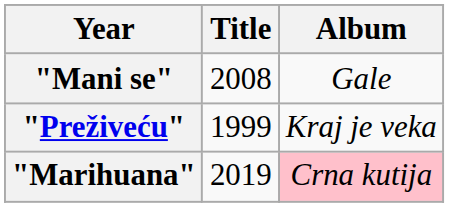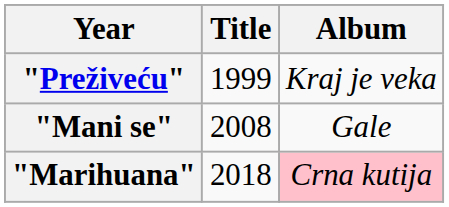rows swapped: (104, 126) <-> (104, 77)
(241, 175) 2019 -> (241, 175) 2018
